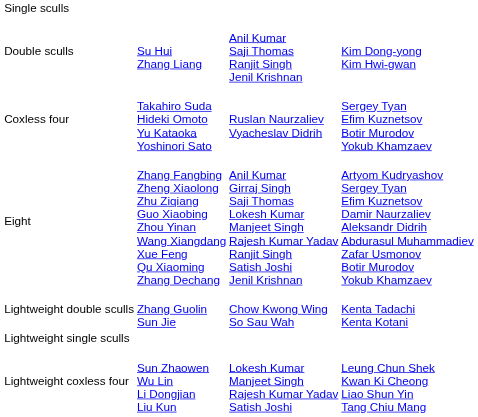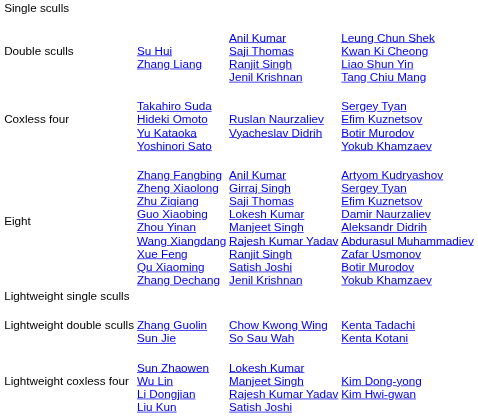(382, 57) Kim Dong-yong Kim Hwi-gwan -> (388, 57) Leung Chun Shek Kwan Ki Cheong Liao Shun Yin Tang Chiu Mang
rows swapped: (67, 338) <-> (69, 309)
(388, 387) Leung Chun Shek Kwan Ki Cheong Liao Shun Yin Tang Chiu Mang -> (382, 387) Kim Dong-yong Kim Hwi-gwan
